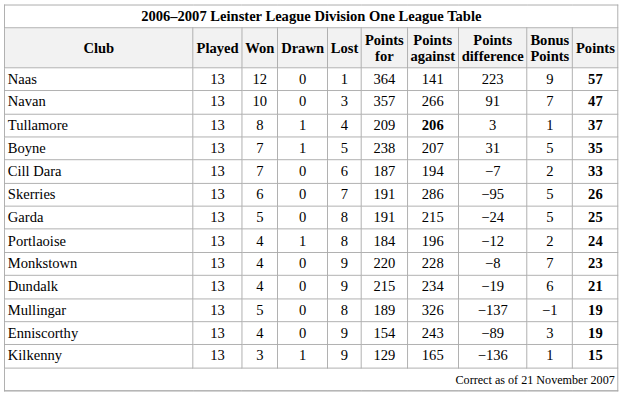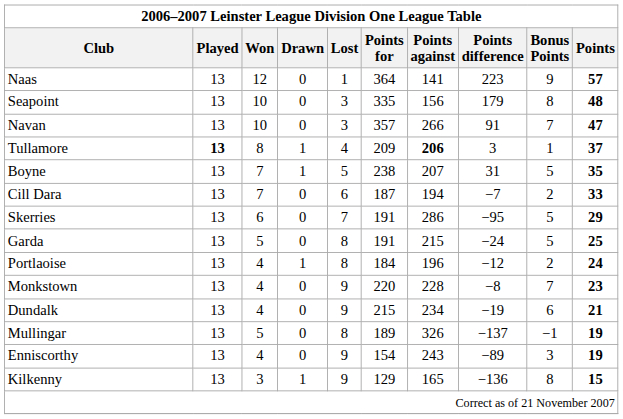+ row: (33, 102)
(218, 125) normal -> (218, 148) bold
(595, 194) 26 -> (595, 217) 29
(550, 356) 1 -> (550, 379) 8
